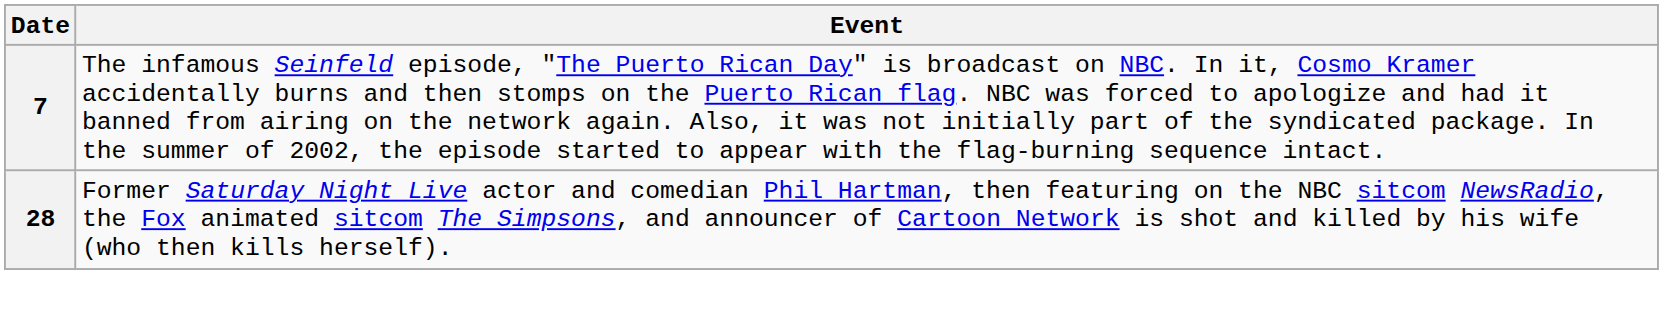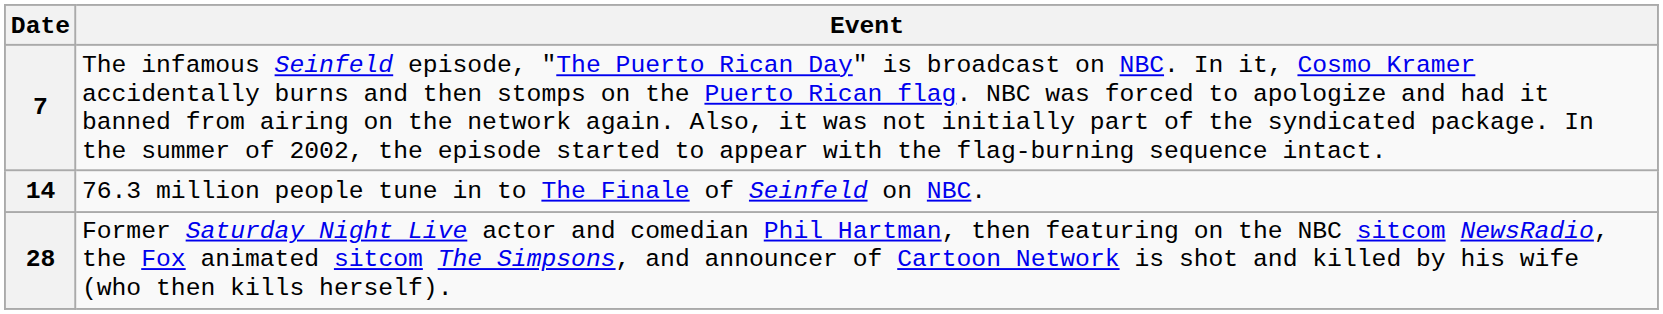+ row: (40, 191)
